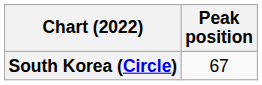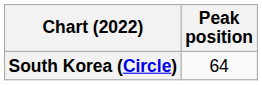(219, 65) 67 -> (219, 65) 64
